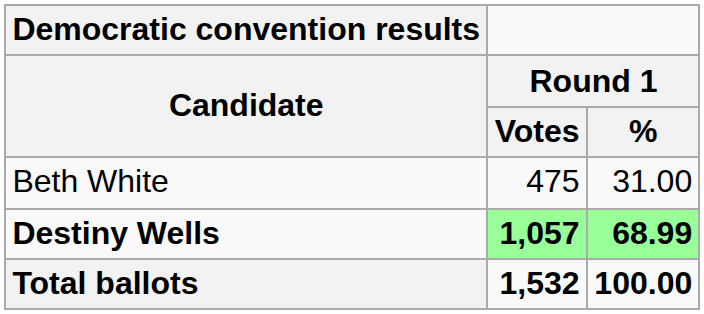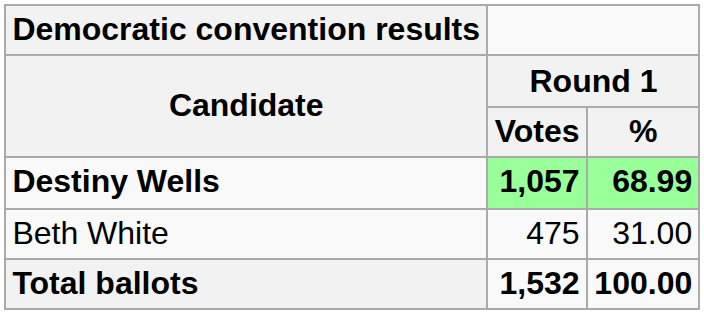rows swapped: (116, 232) <-> (91, 182)
